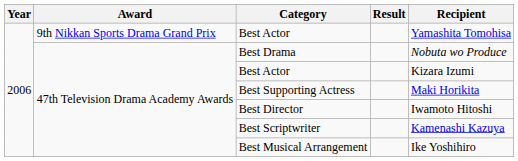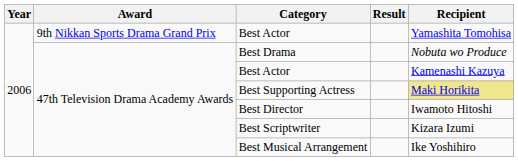(443, 71) Kizara Izumi -> (458, 71) Kamenashi Kazuya
(445, 90) no background -> (445, 90) khaki background
(458, 128) Kamenashi Kazuya -> (443, 128) Kizara Izumi
